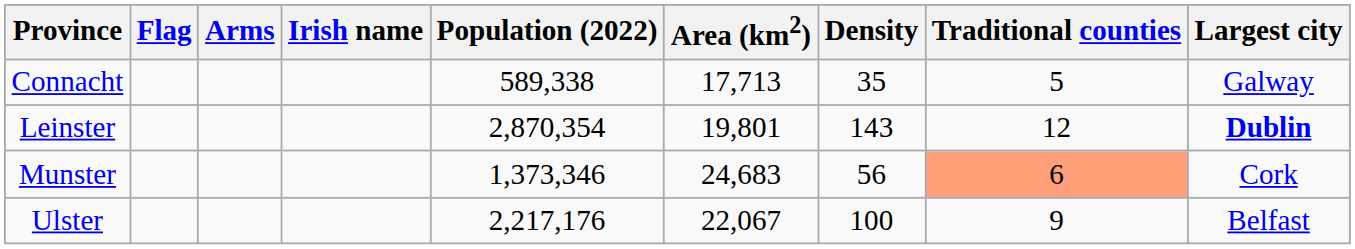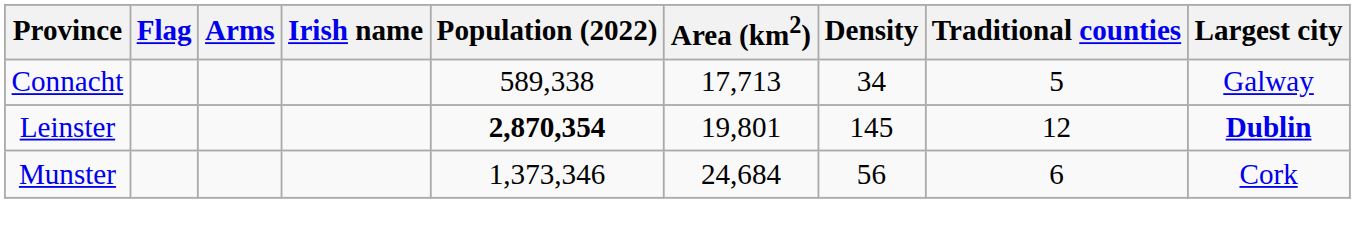(871, 81) 35 -> (871, 81) 34
(547, 127) normal -> (547, 127) bold
(871, 127) 143 -> (871, 127) 145
(741, 174) 24,683 -> (741, 174) 24,684
(1056, 174) lightsalmon background -> (1056, 174) no background
- row: (67, 220)
